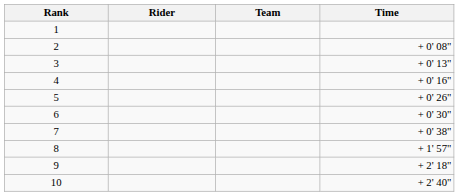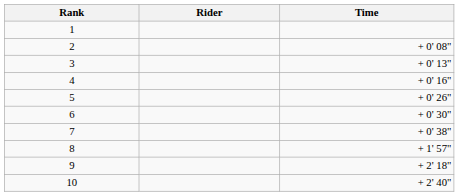- column: (268, 13)
